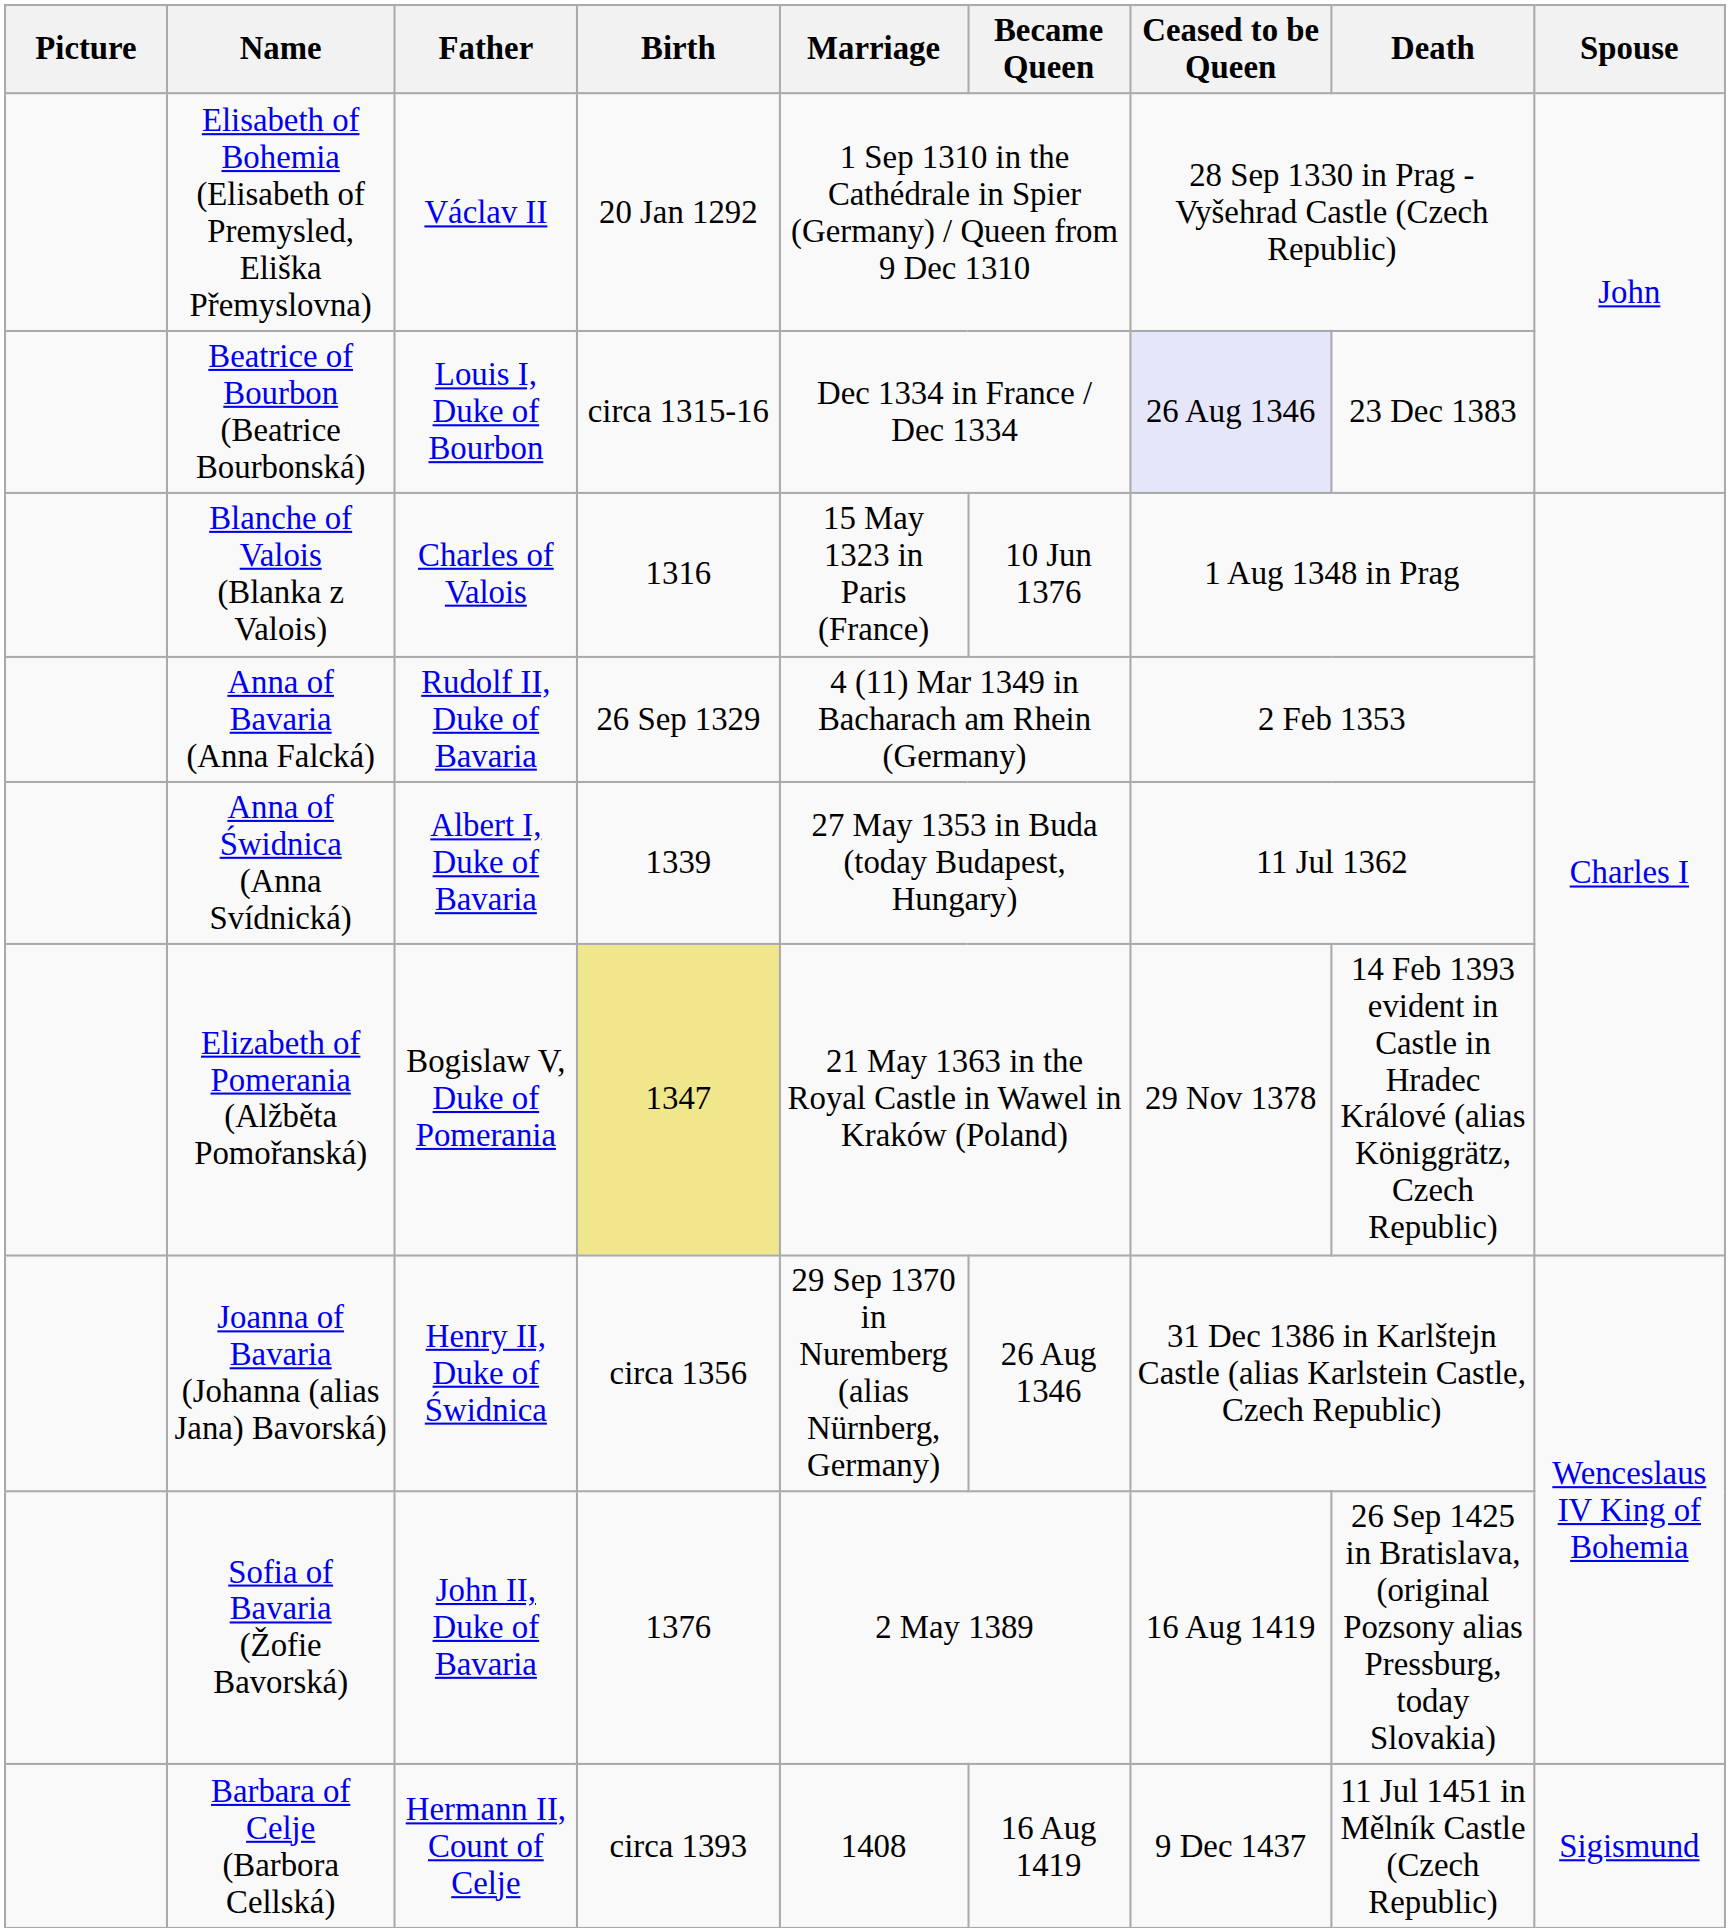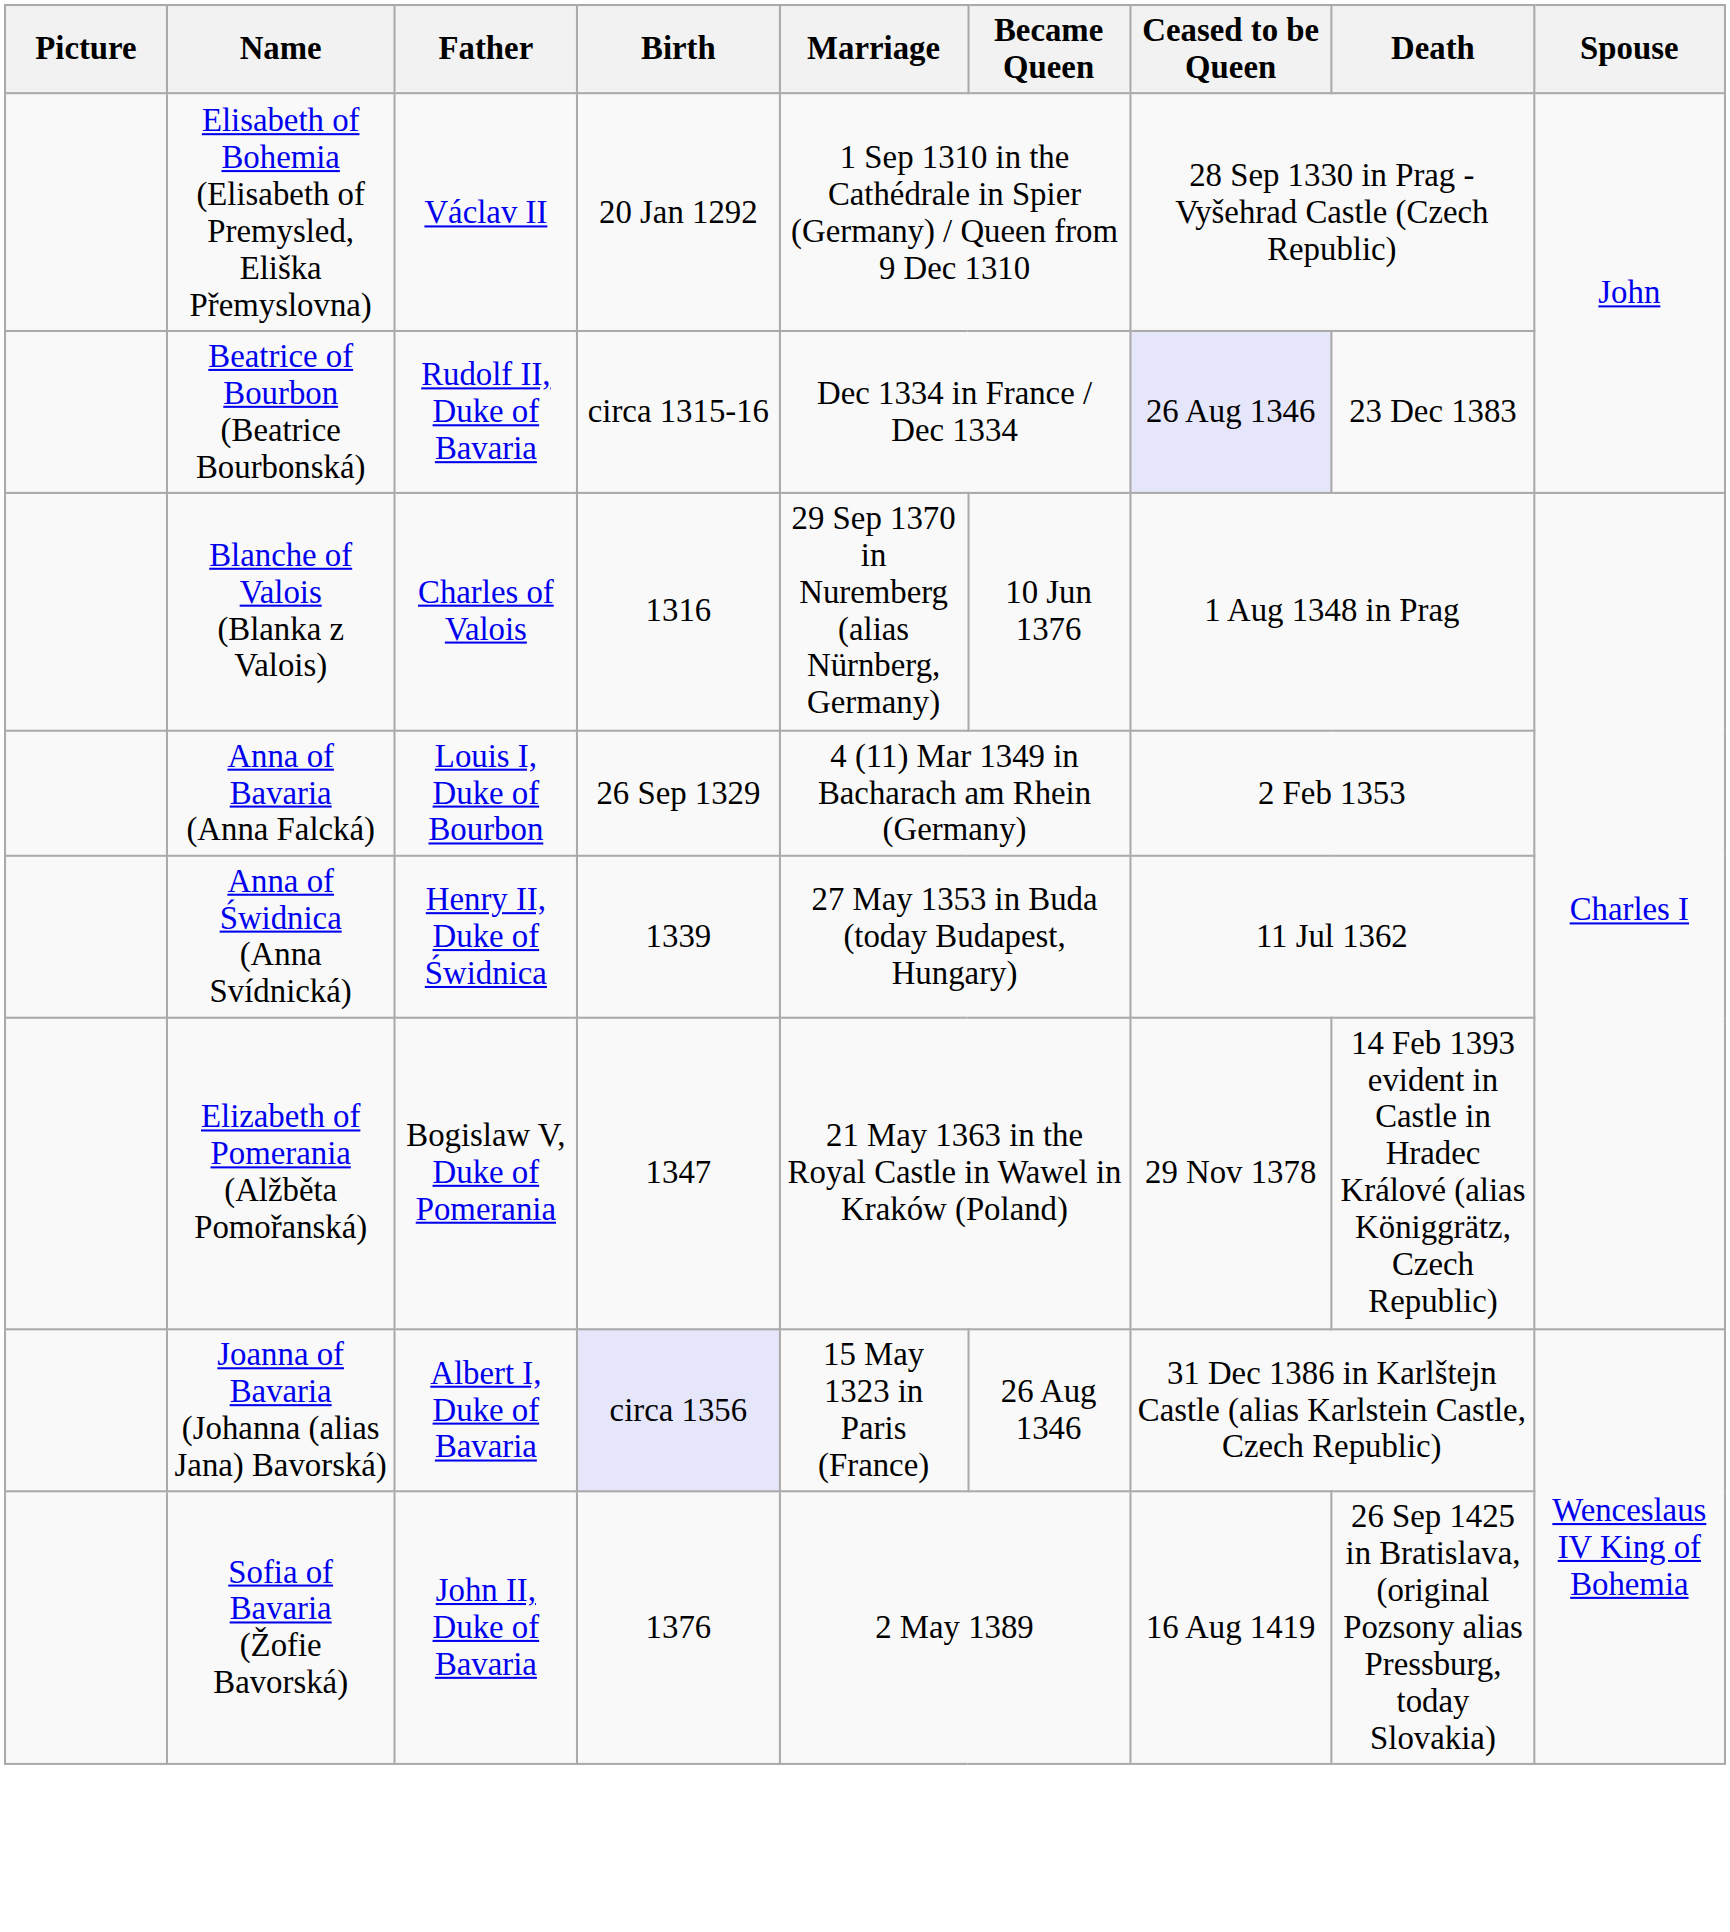(486, 411) Louis I, Duke of Bourbon -> (486, 411) Rudolf II, Duke of Bavaria
(874, 574) 15 May 1323 in Paris (France) -> (874, 610) 29 Sep 1370 in Nuremberg (alias Nürnberg, Germany)
(486, 718) Rudolf II, Duke of Bavaria -> (486, 792) Louis I, Duke of Bourbon
(486, 862) Albert I, Duke of Bavaria -> (486, 936) Henry II, Duke of Świdnica
(678, 1099) khaki background -> (678, 1172) no background
(486, 1372) Henry II, Duke of Świdnica -> (486, 1409) Albert I, Duke of Bavaria
(678, 1372) no background -> (678, 1409) lavender background
(874, 1372) 29 Sep 1370 in Nuremberg (alias Nürnberg, Germany) -> (874, 1409) 15 May 1323 in Paris (France)
- row: (281, 1845)
